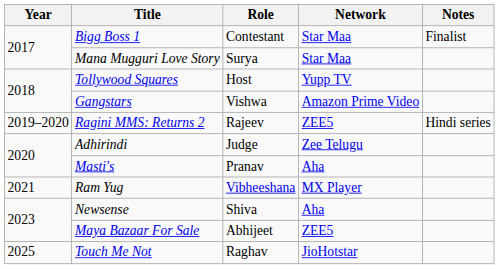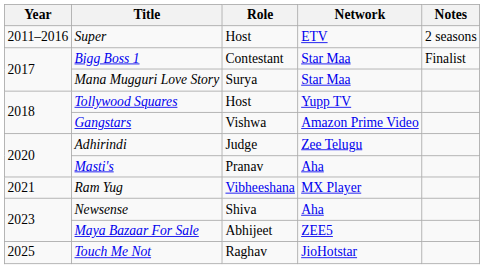+ row: (90, 36)
- row: (140, 123)
